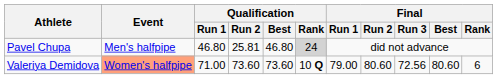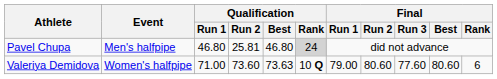(148, 65) lightsalmon background -> (148, 65) no background
(279, 65) 73.60 -> (279, 65) 73.63
(412, 65) 72.56 -> (412, 65) 77.60
